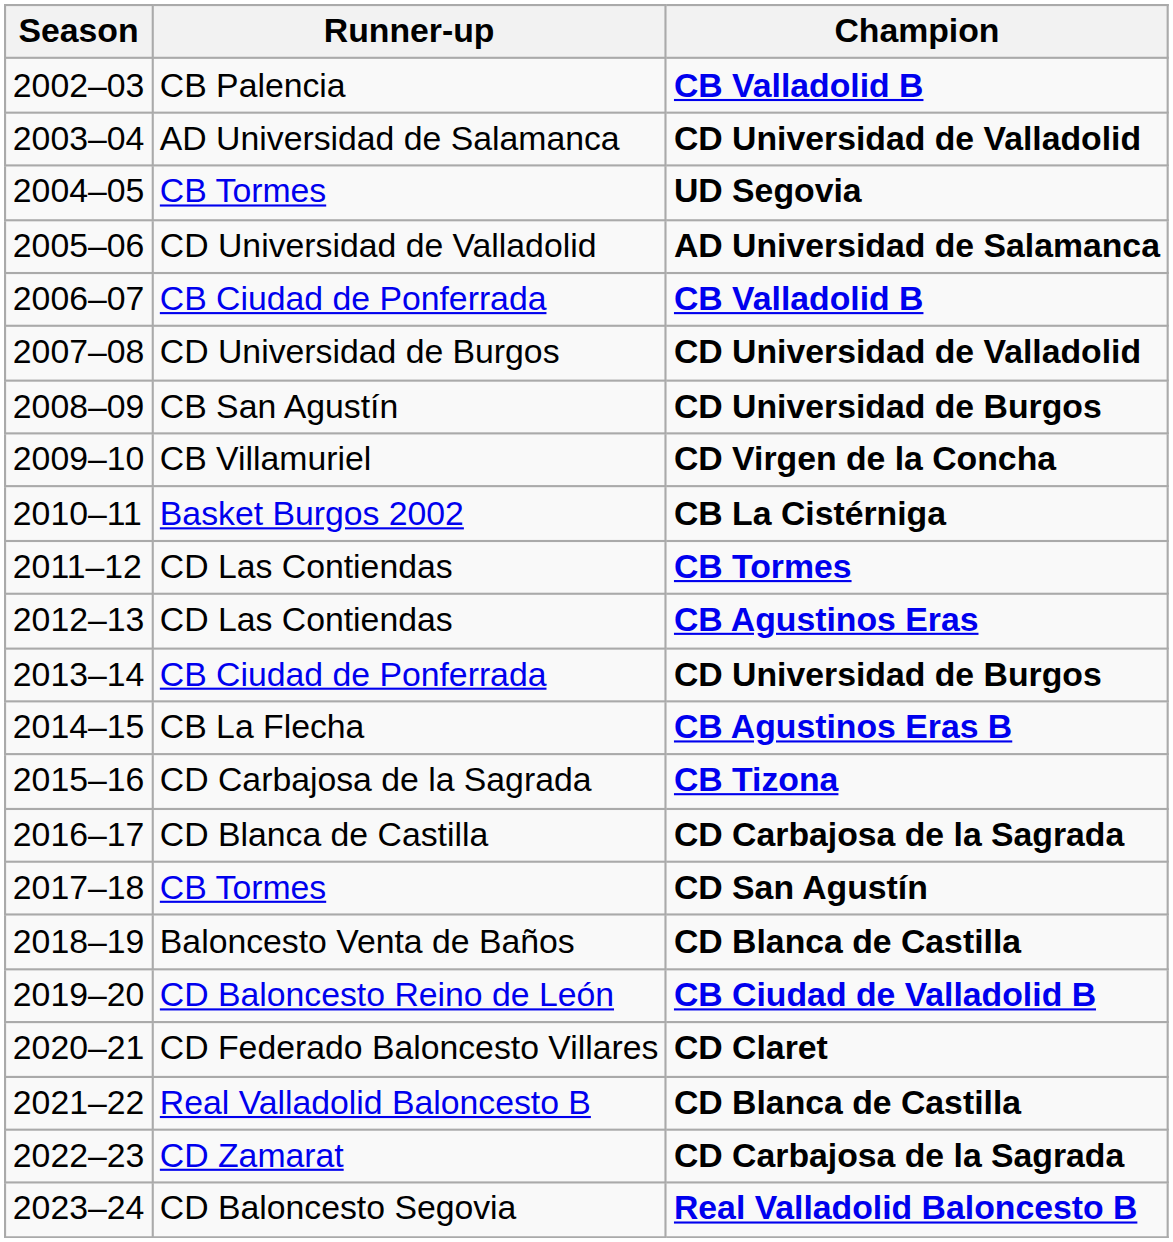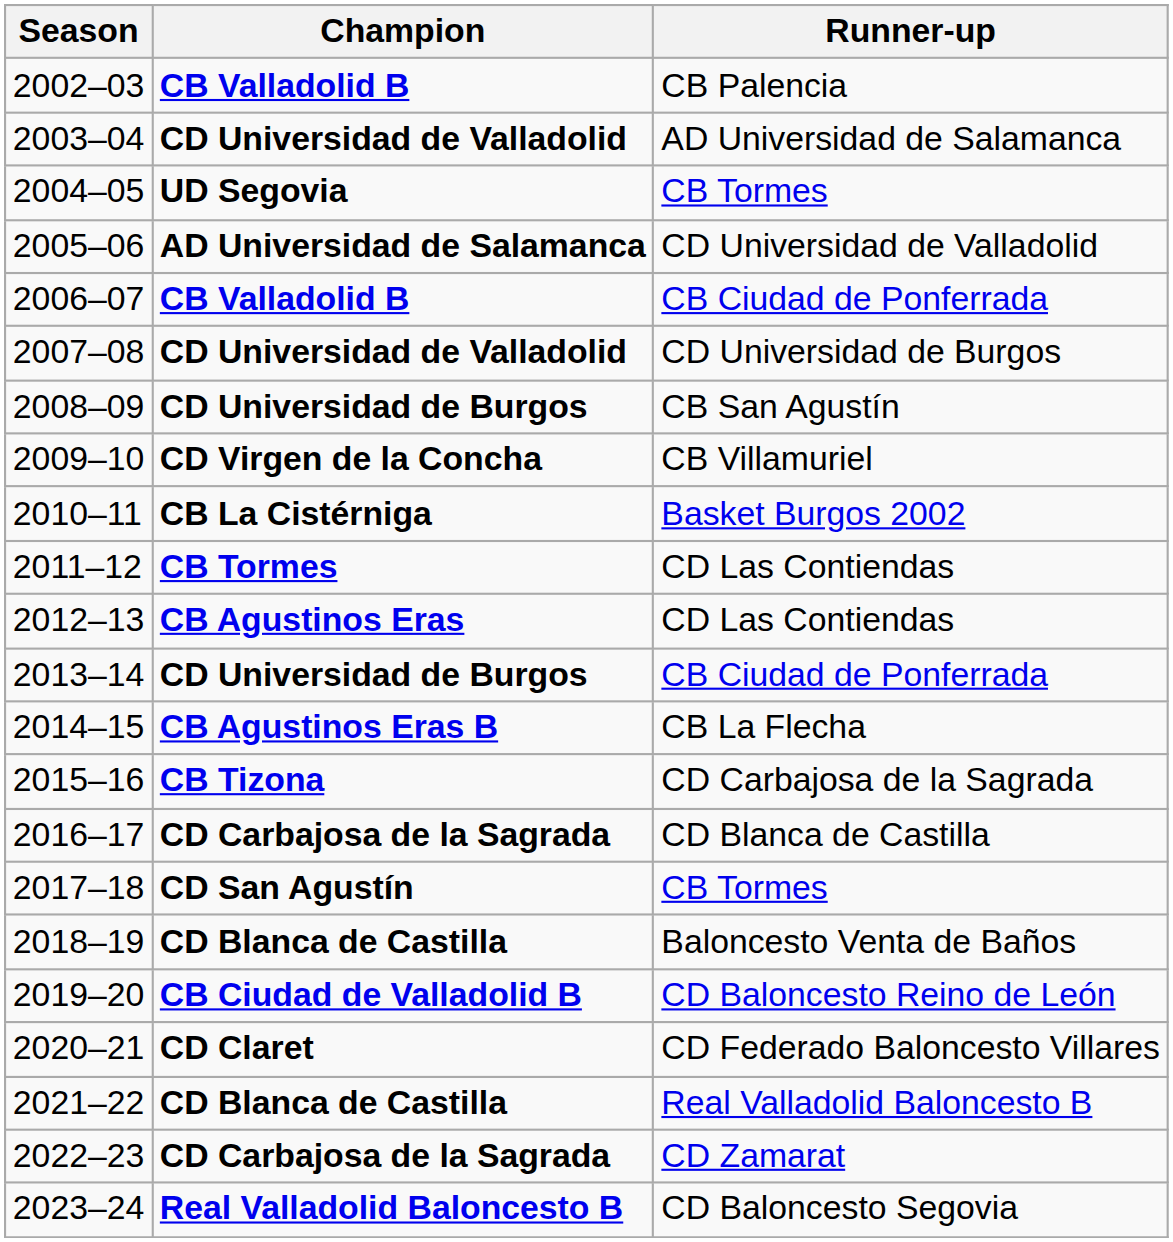columns swapped: (917, 31) <-> (409, 31)
